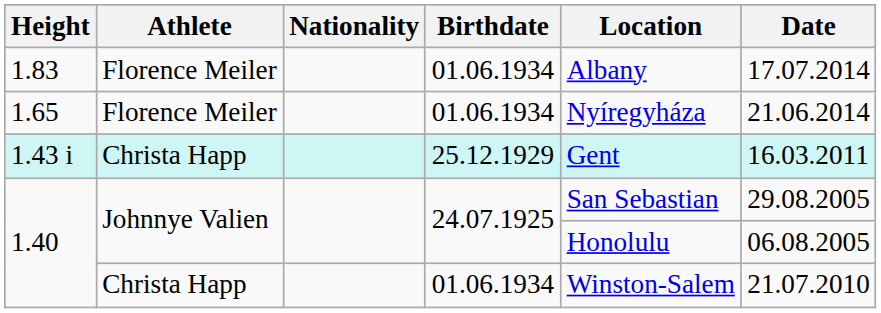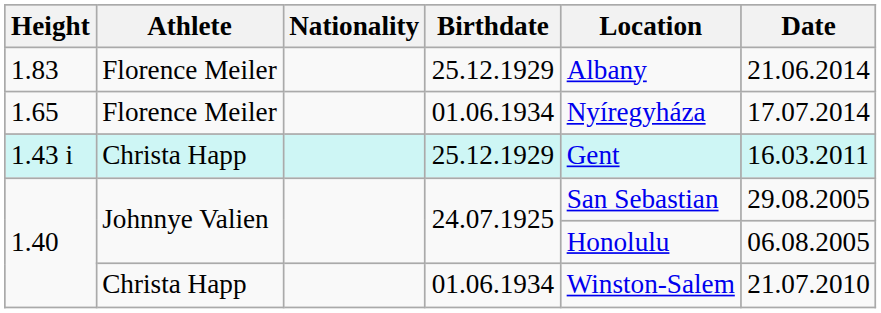(493, 69) 01.06.1934 -> (493, 69) 25.12.1929
(809, 69) 17.07.2014 -> (809, 69) 21.06.2014
(809, 112) 21.06.2014 -> (809, 112) 17.07.2014
